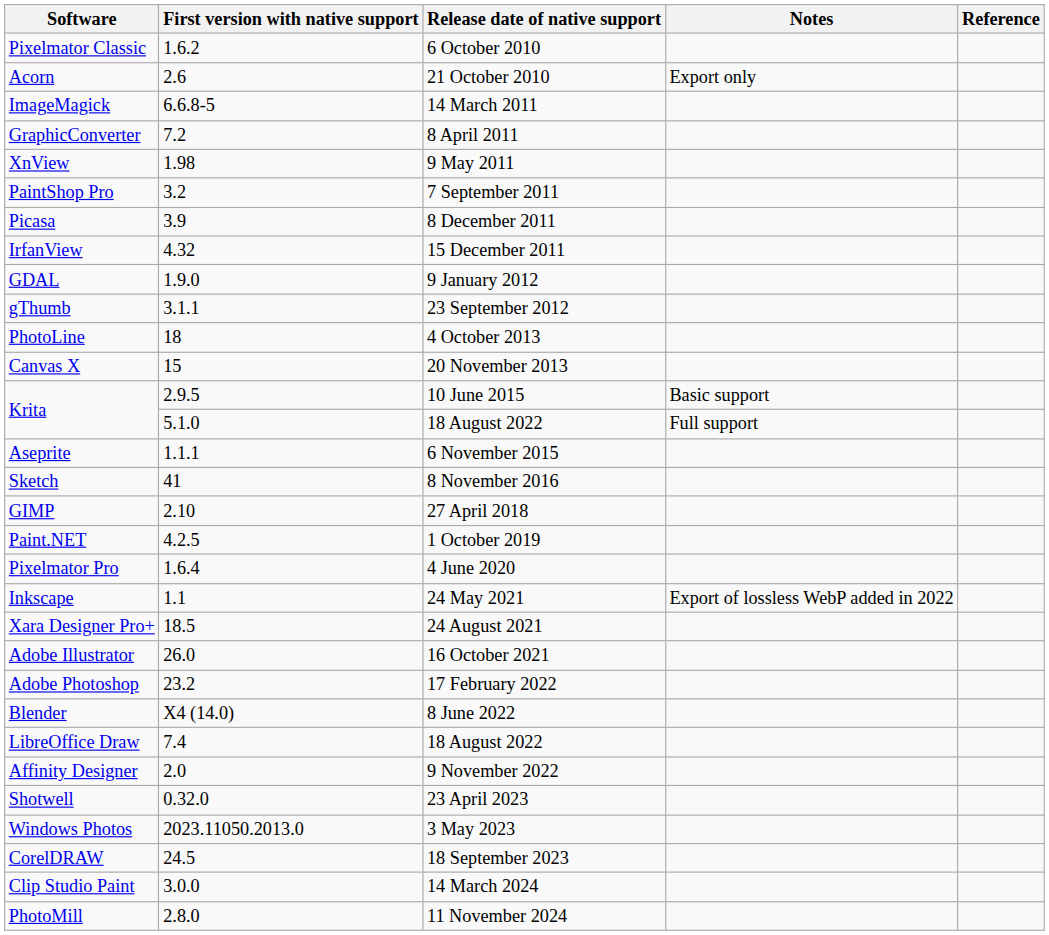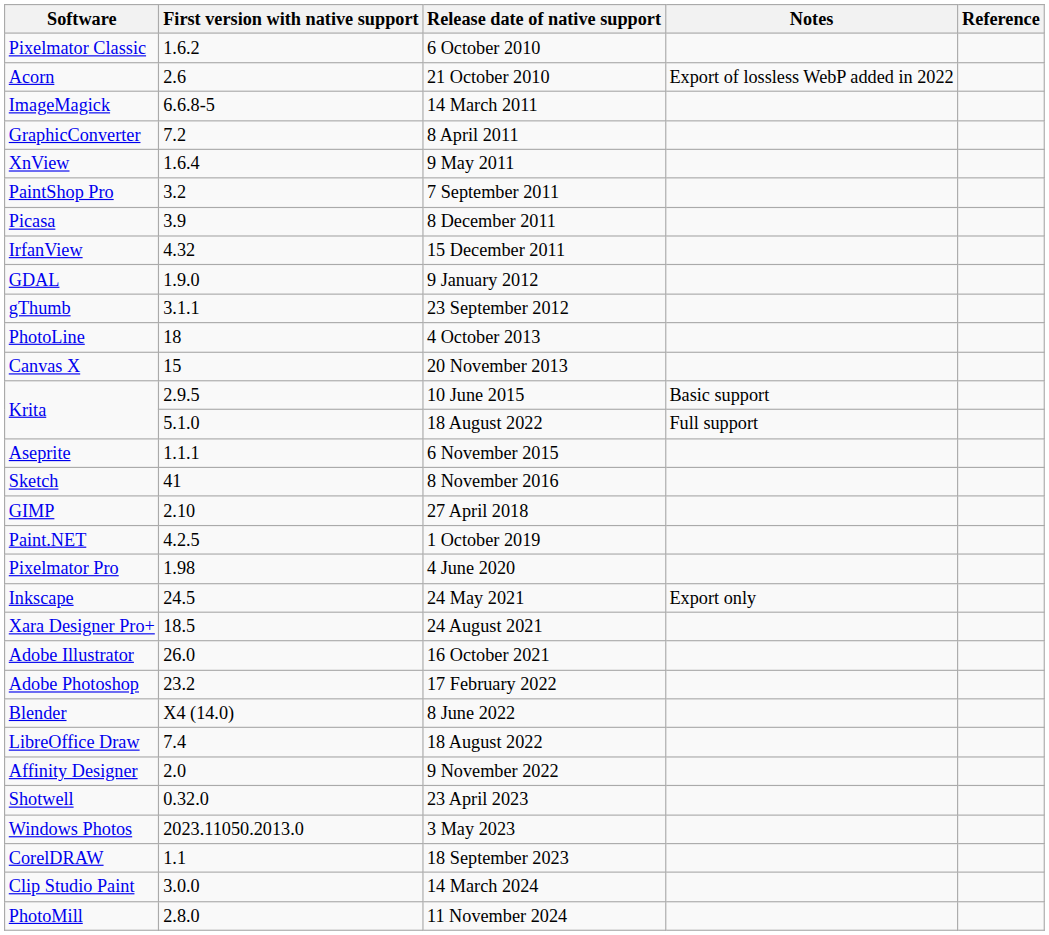(713, 76) Export only -> (812, 76) Export of lossless WebP added in 2022
(179, 163) 1.98 -> (181, 163) 1.6.4
(181, 568) 1.6.4 -> (179, 568) 1.98
(175, 597) 1.1 -> (179, 597) 24.5
(812, 597) Export of lossless WebP added in 2022 -> (713, 597) Export only
(179, 857) 24.5 -> (175, 857) 1.1
